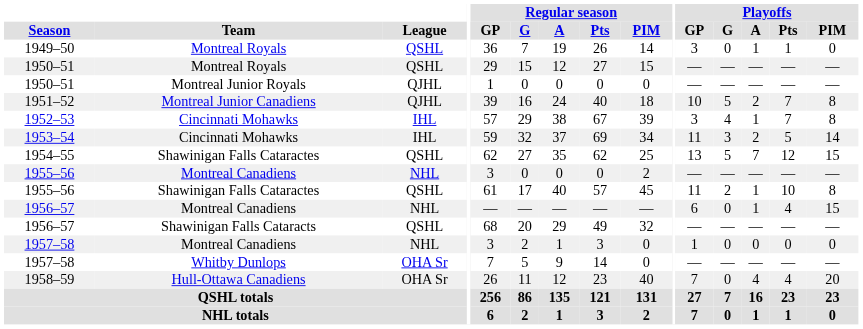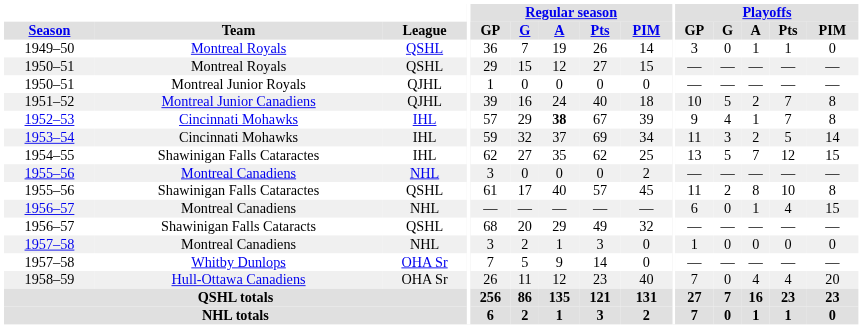(559, 119) normal -> (559, 119) bold
(694, 119) 3 -> (694, 119) 9
(425, 155) QSHL -> (425, 155) IHL
(756, 190) 1 -> (756, 190) 8
